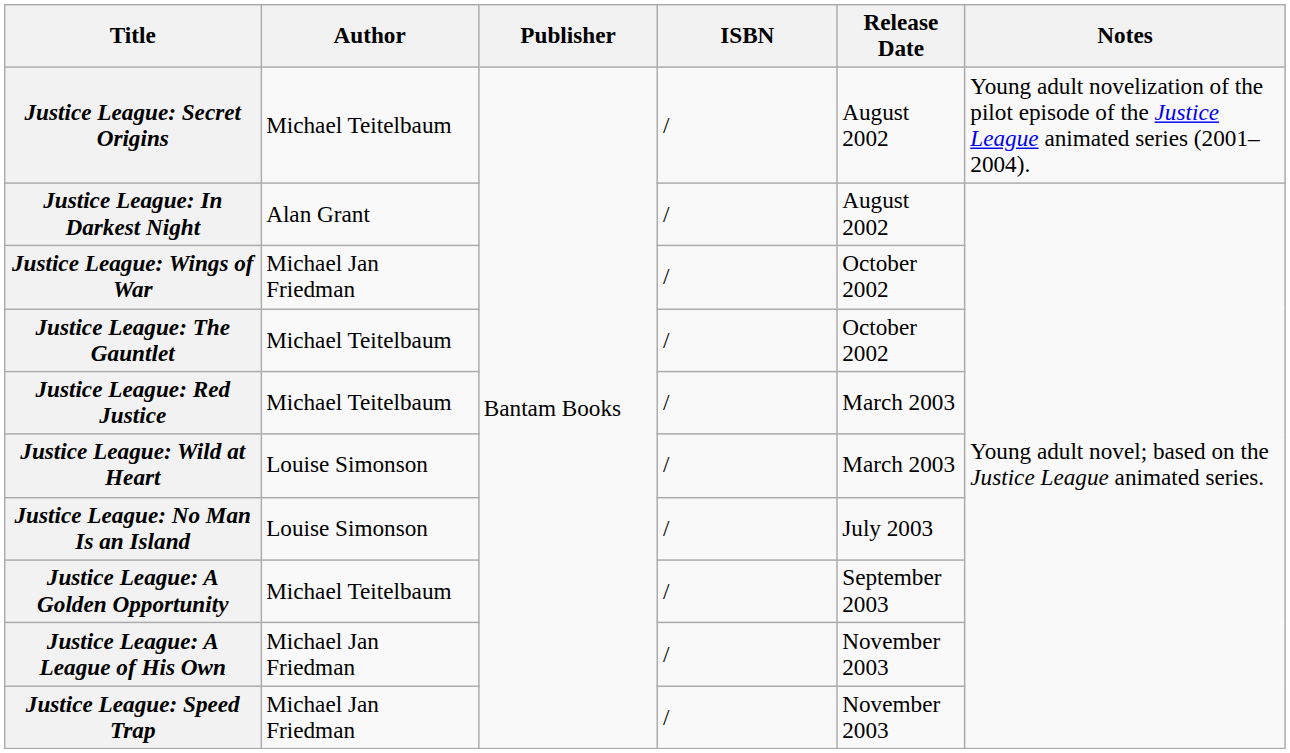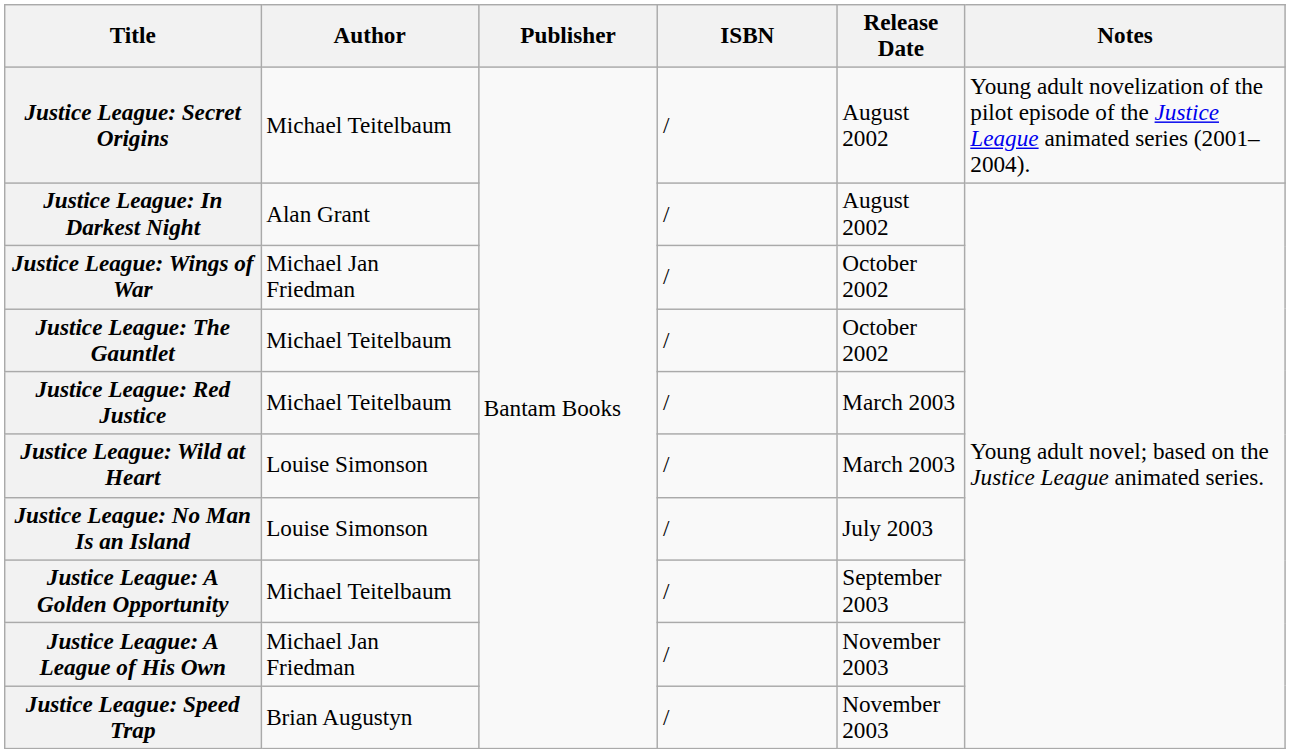(323, 717) Michael Jan Friedman -> (339, 717) Brian Augustyn
